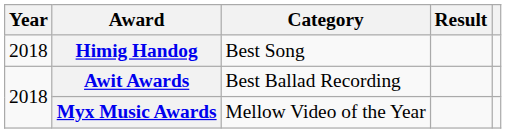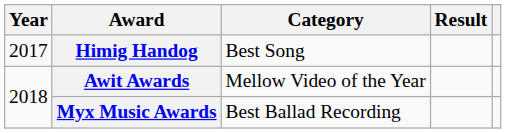(28, 50) 2018 -> (28, 50) 2017
(313, 81) Best Ballad Recording -> (326, 81) Mellow Video of the Year
(326, 111) Mellow Video of the Year -> (313, 111) Best Ballad Recording
